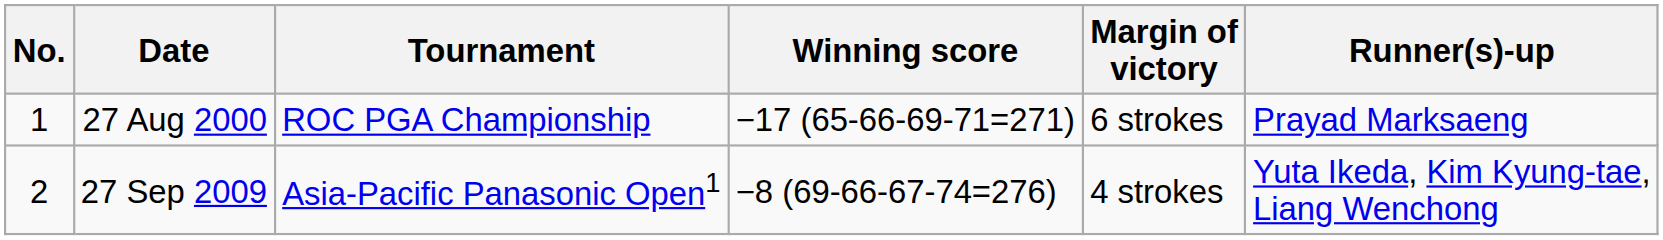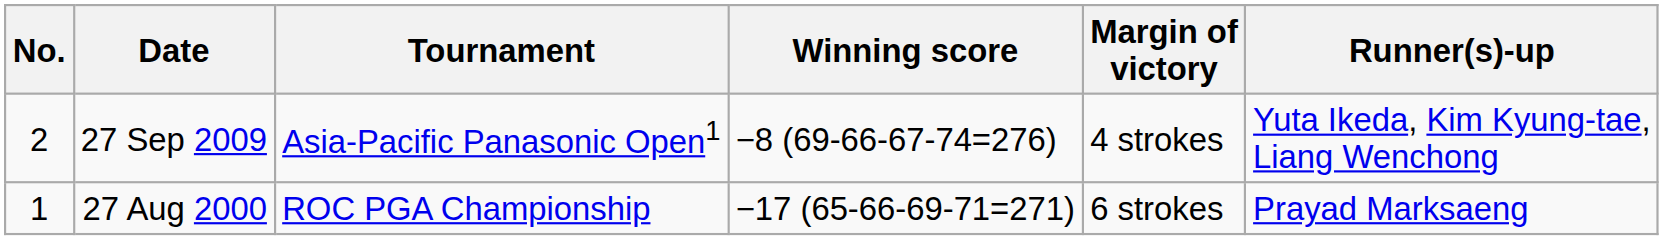rows swapped: (175, 120) <-> (174, 190)
